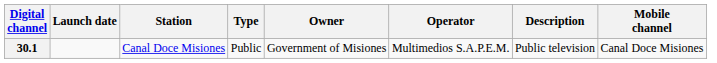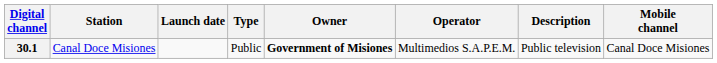columns swapped: (174, 21) <-> (85, 21)
(327, 48) normal -> (330, 48) bold
